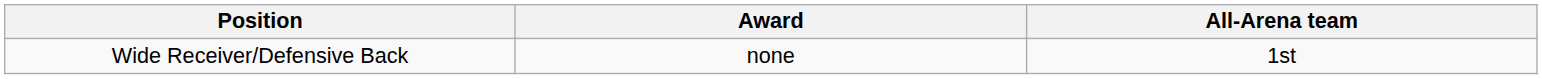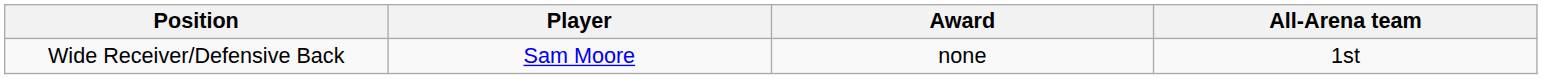+ column: (579, 21)
